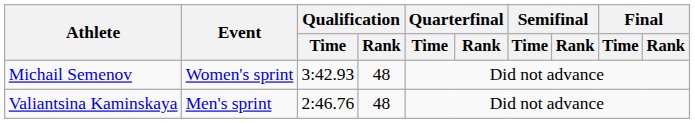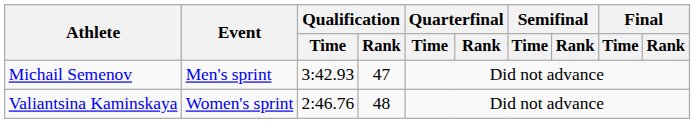(239, 75) Women's sprint -> (229, 75) Men's sprint
(381, 75) 48 -> (381, 75) 47
(229, 103) Men's sprint -> (239, 103) Women's sprint
